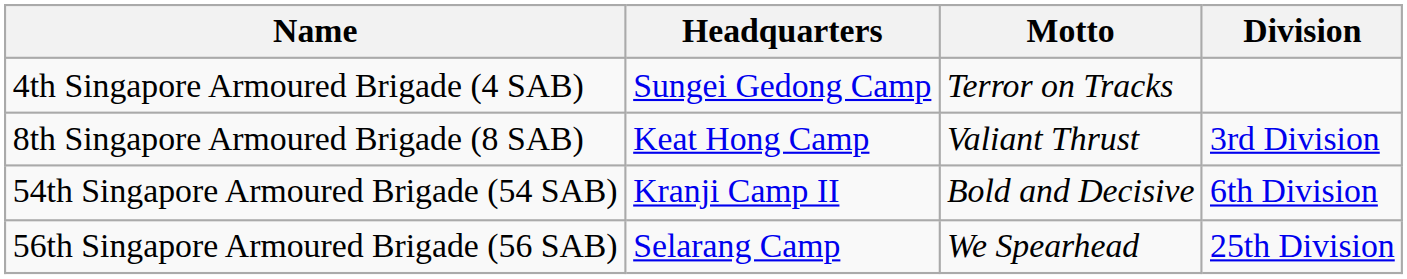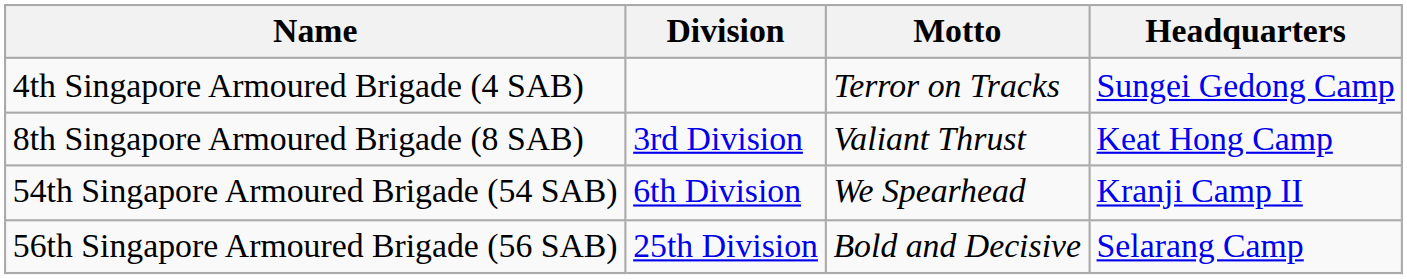columns swapped: (1302, 31) <-> (782, 31)
(1071, 191) Bold and Decisive -> (930, 191) We Spearhead
(1043, 245) We Spearhead -> (957, 245) Bold and Decisive
